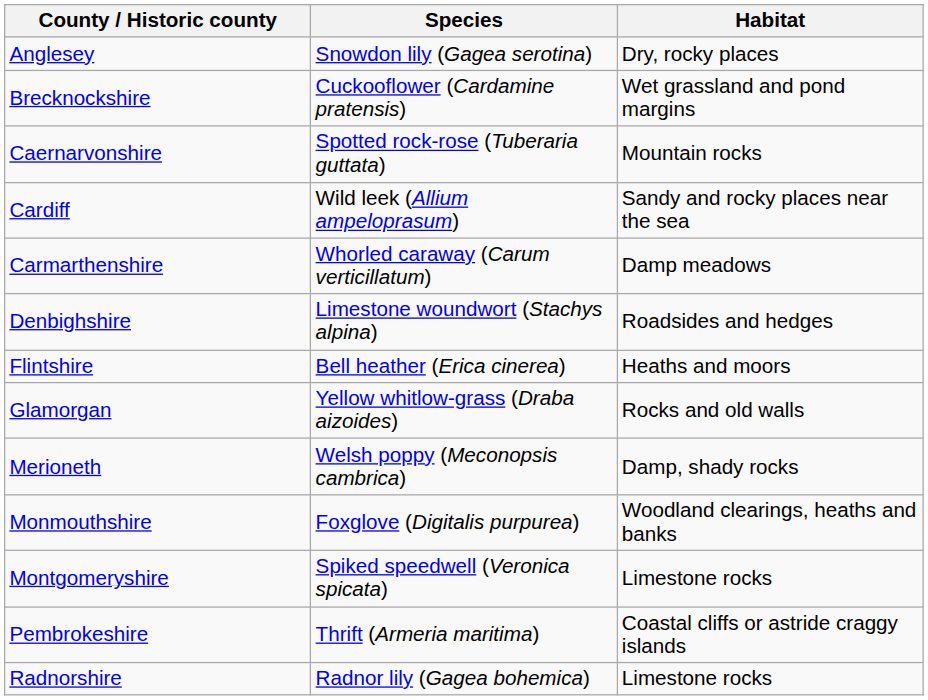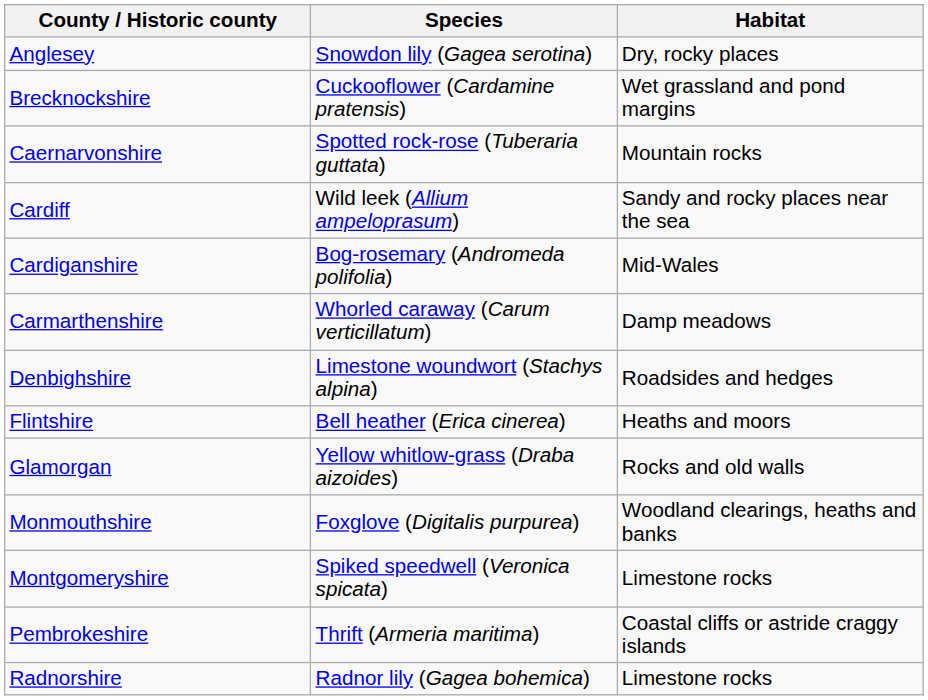+ row: (74, 265)
- row: (55, 466)
